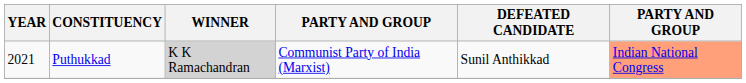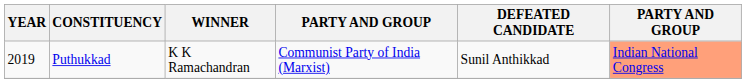(21, 59) 2021 -> (21, 59) 2019
(209, 59) lightgrey background -> (209, 59) no background
